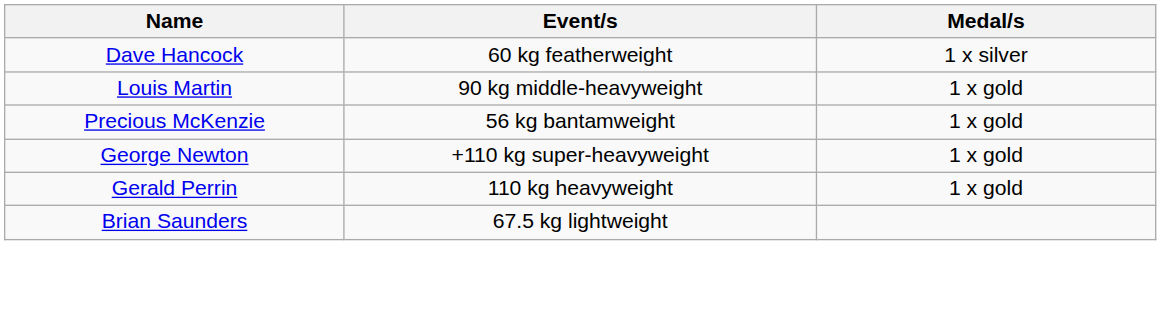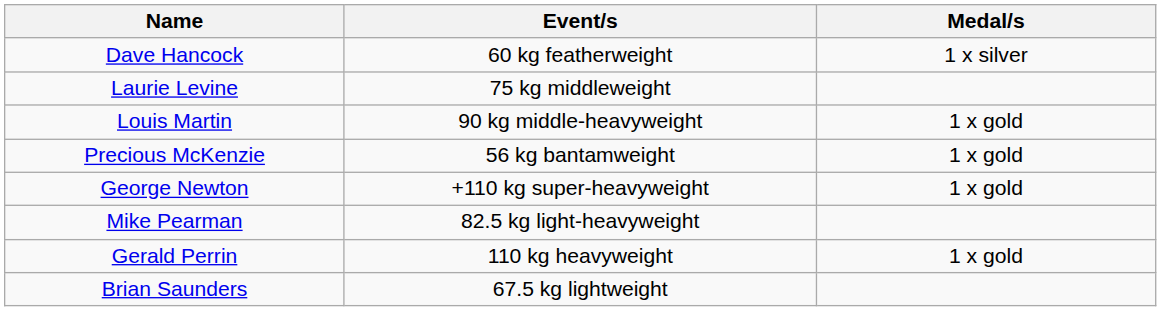+ row: (175, 88)
+ row: (175, 222)
